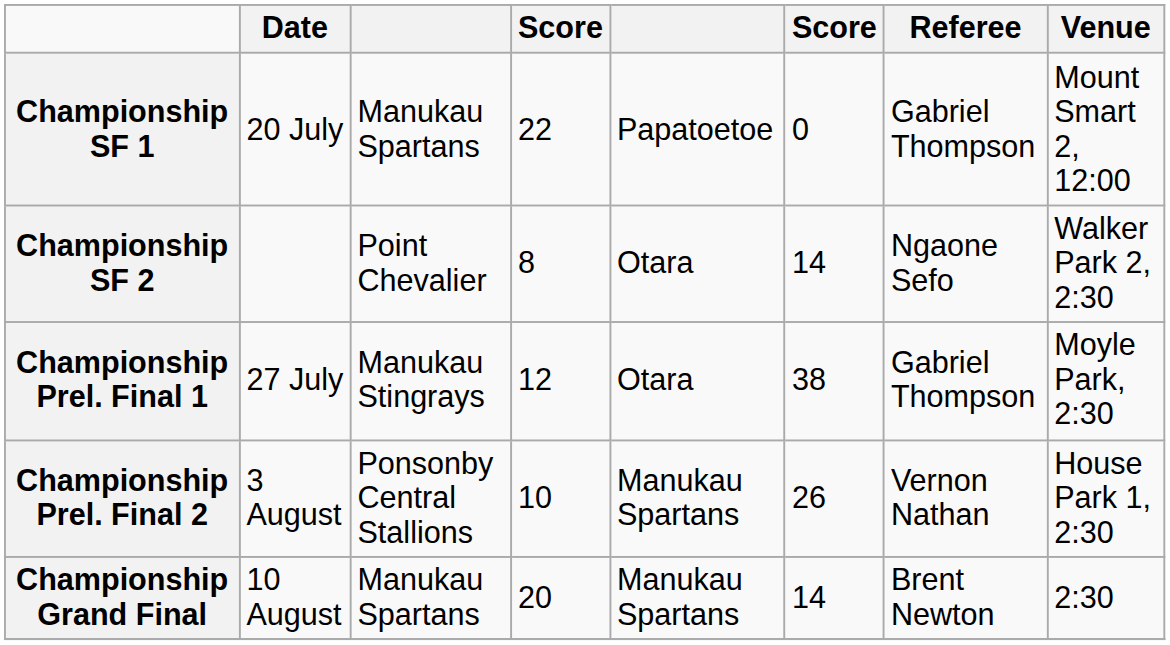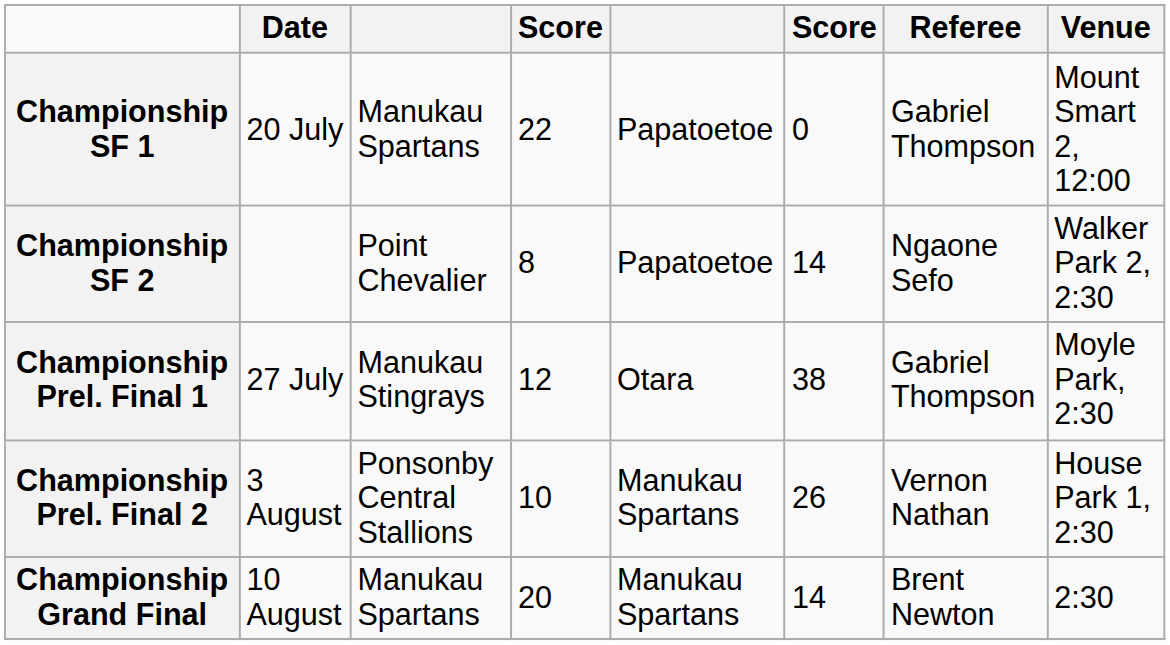(655, 263) Otara -> (695, 263) Papatoetoe
